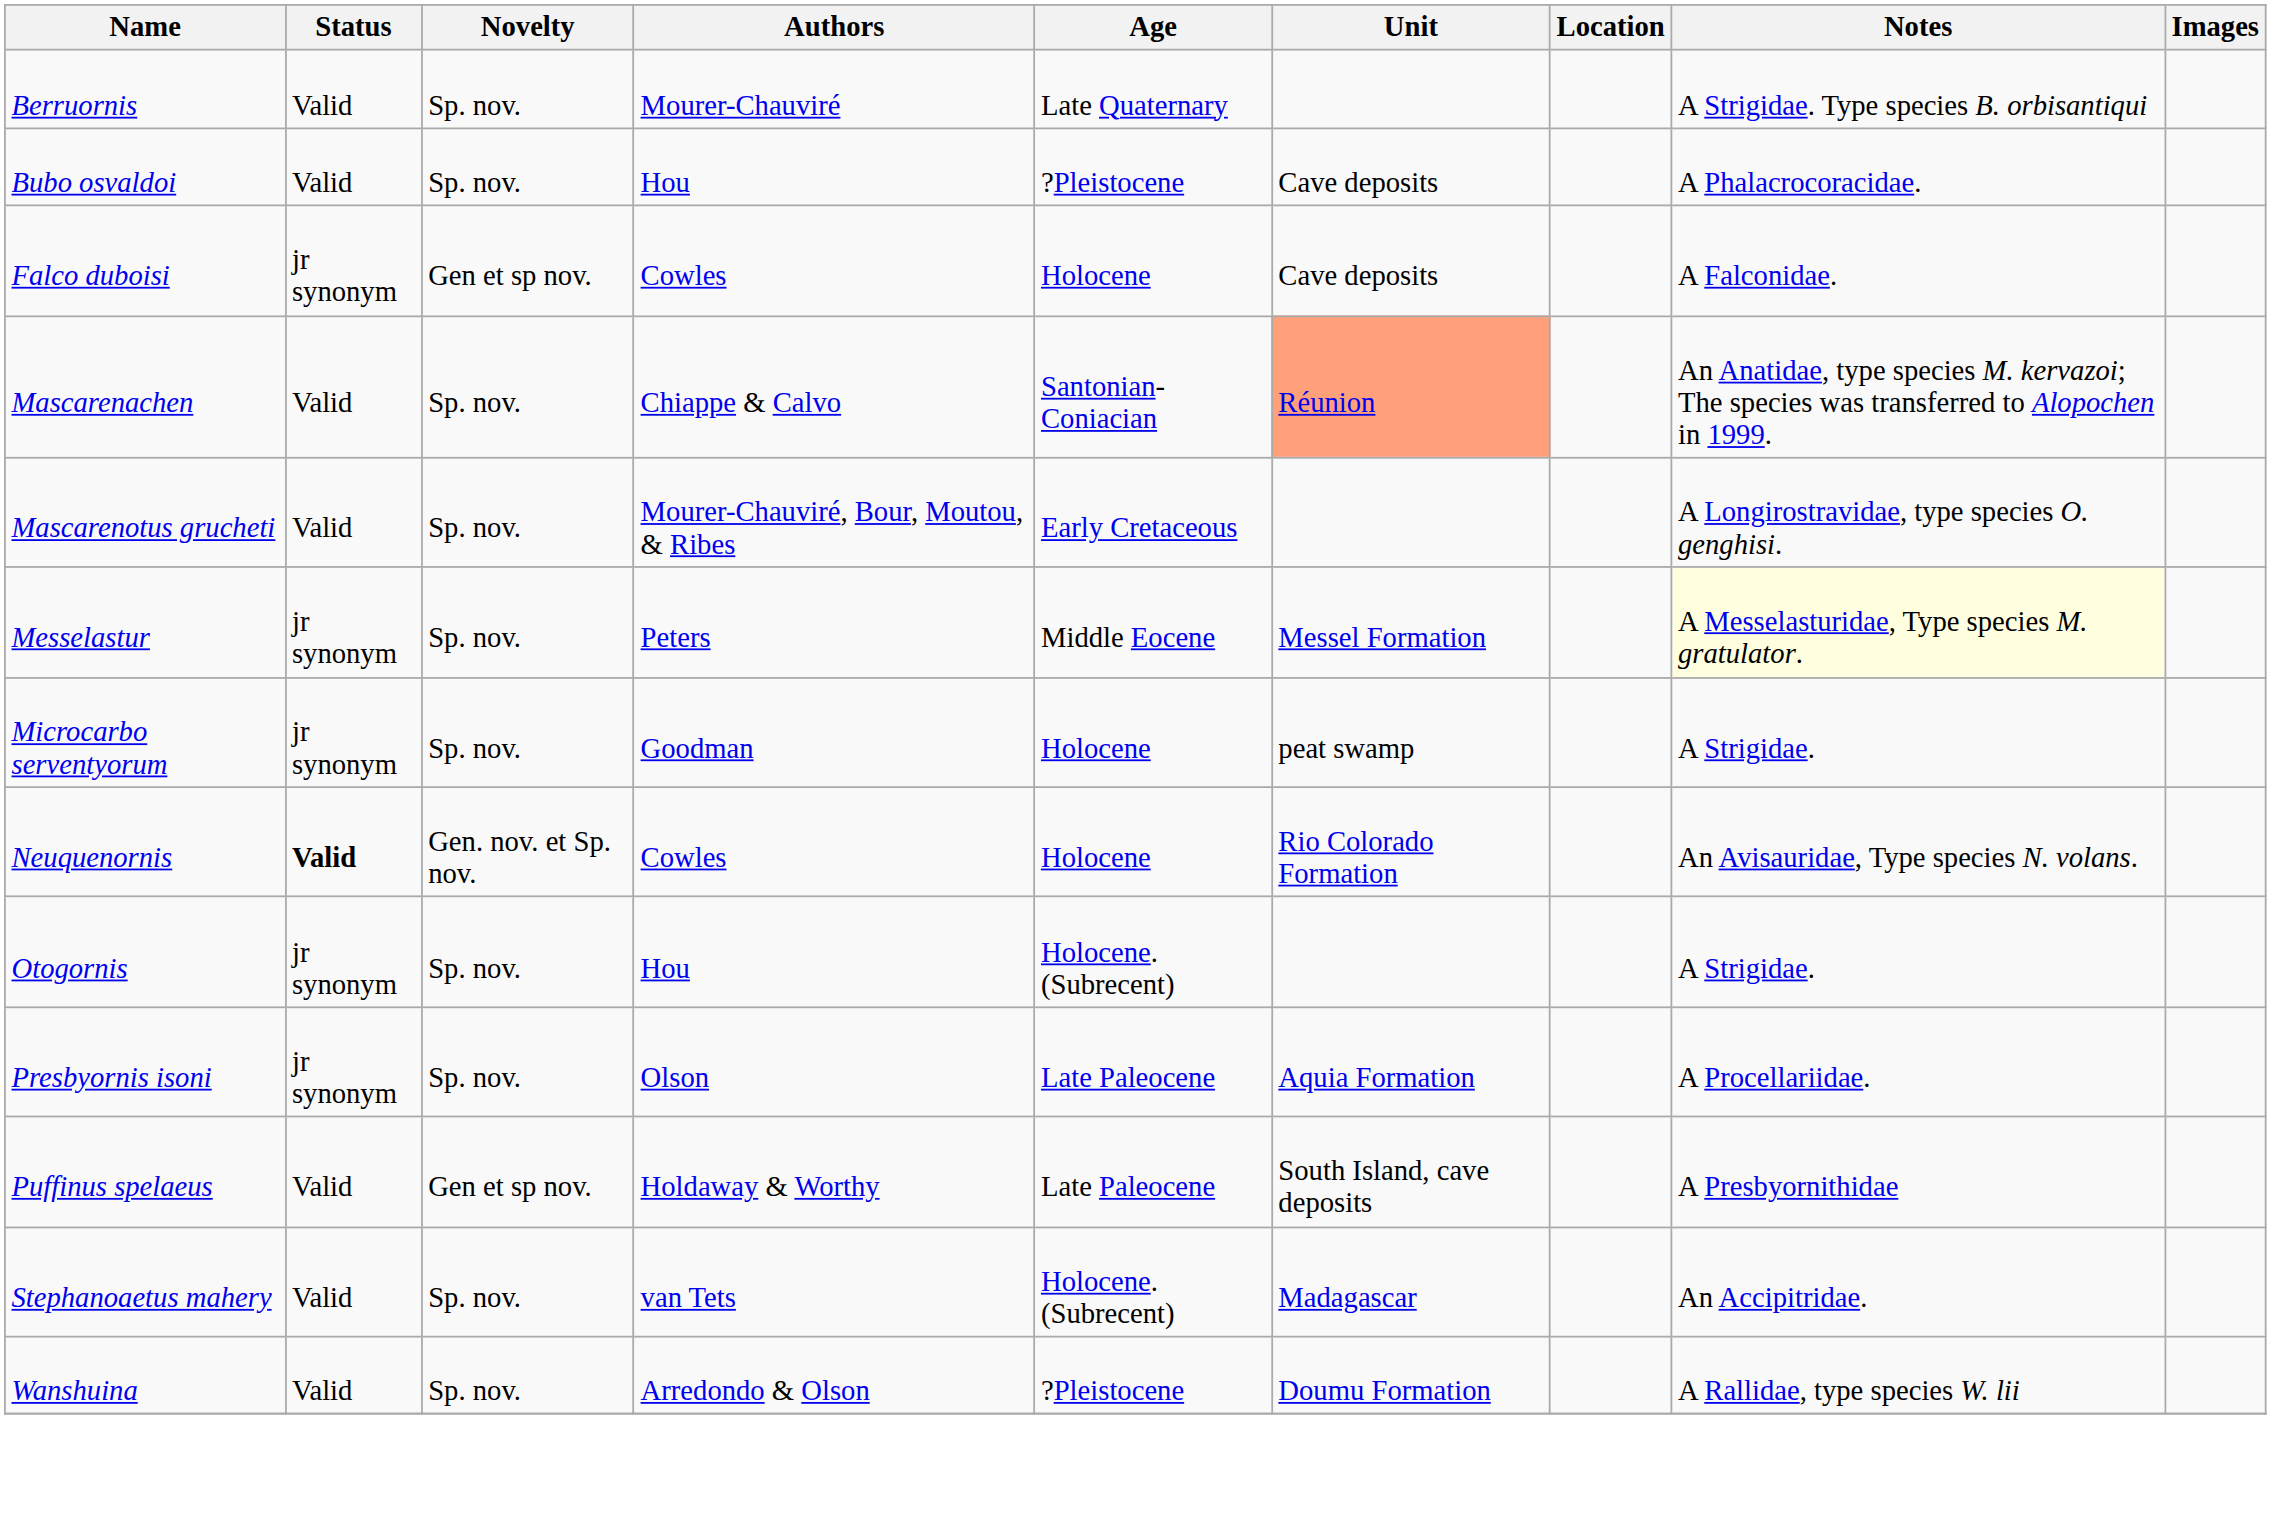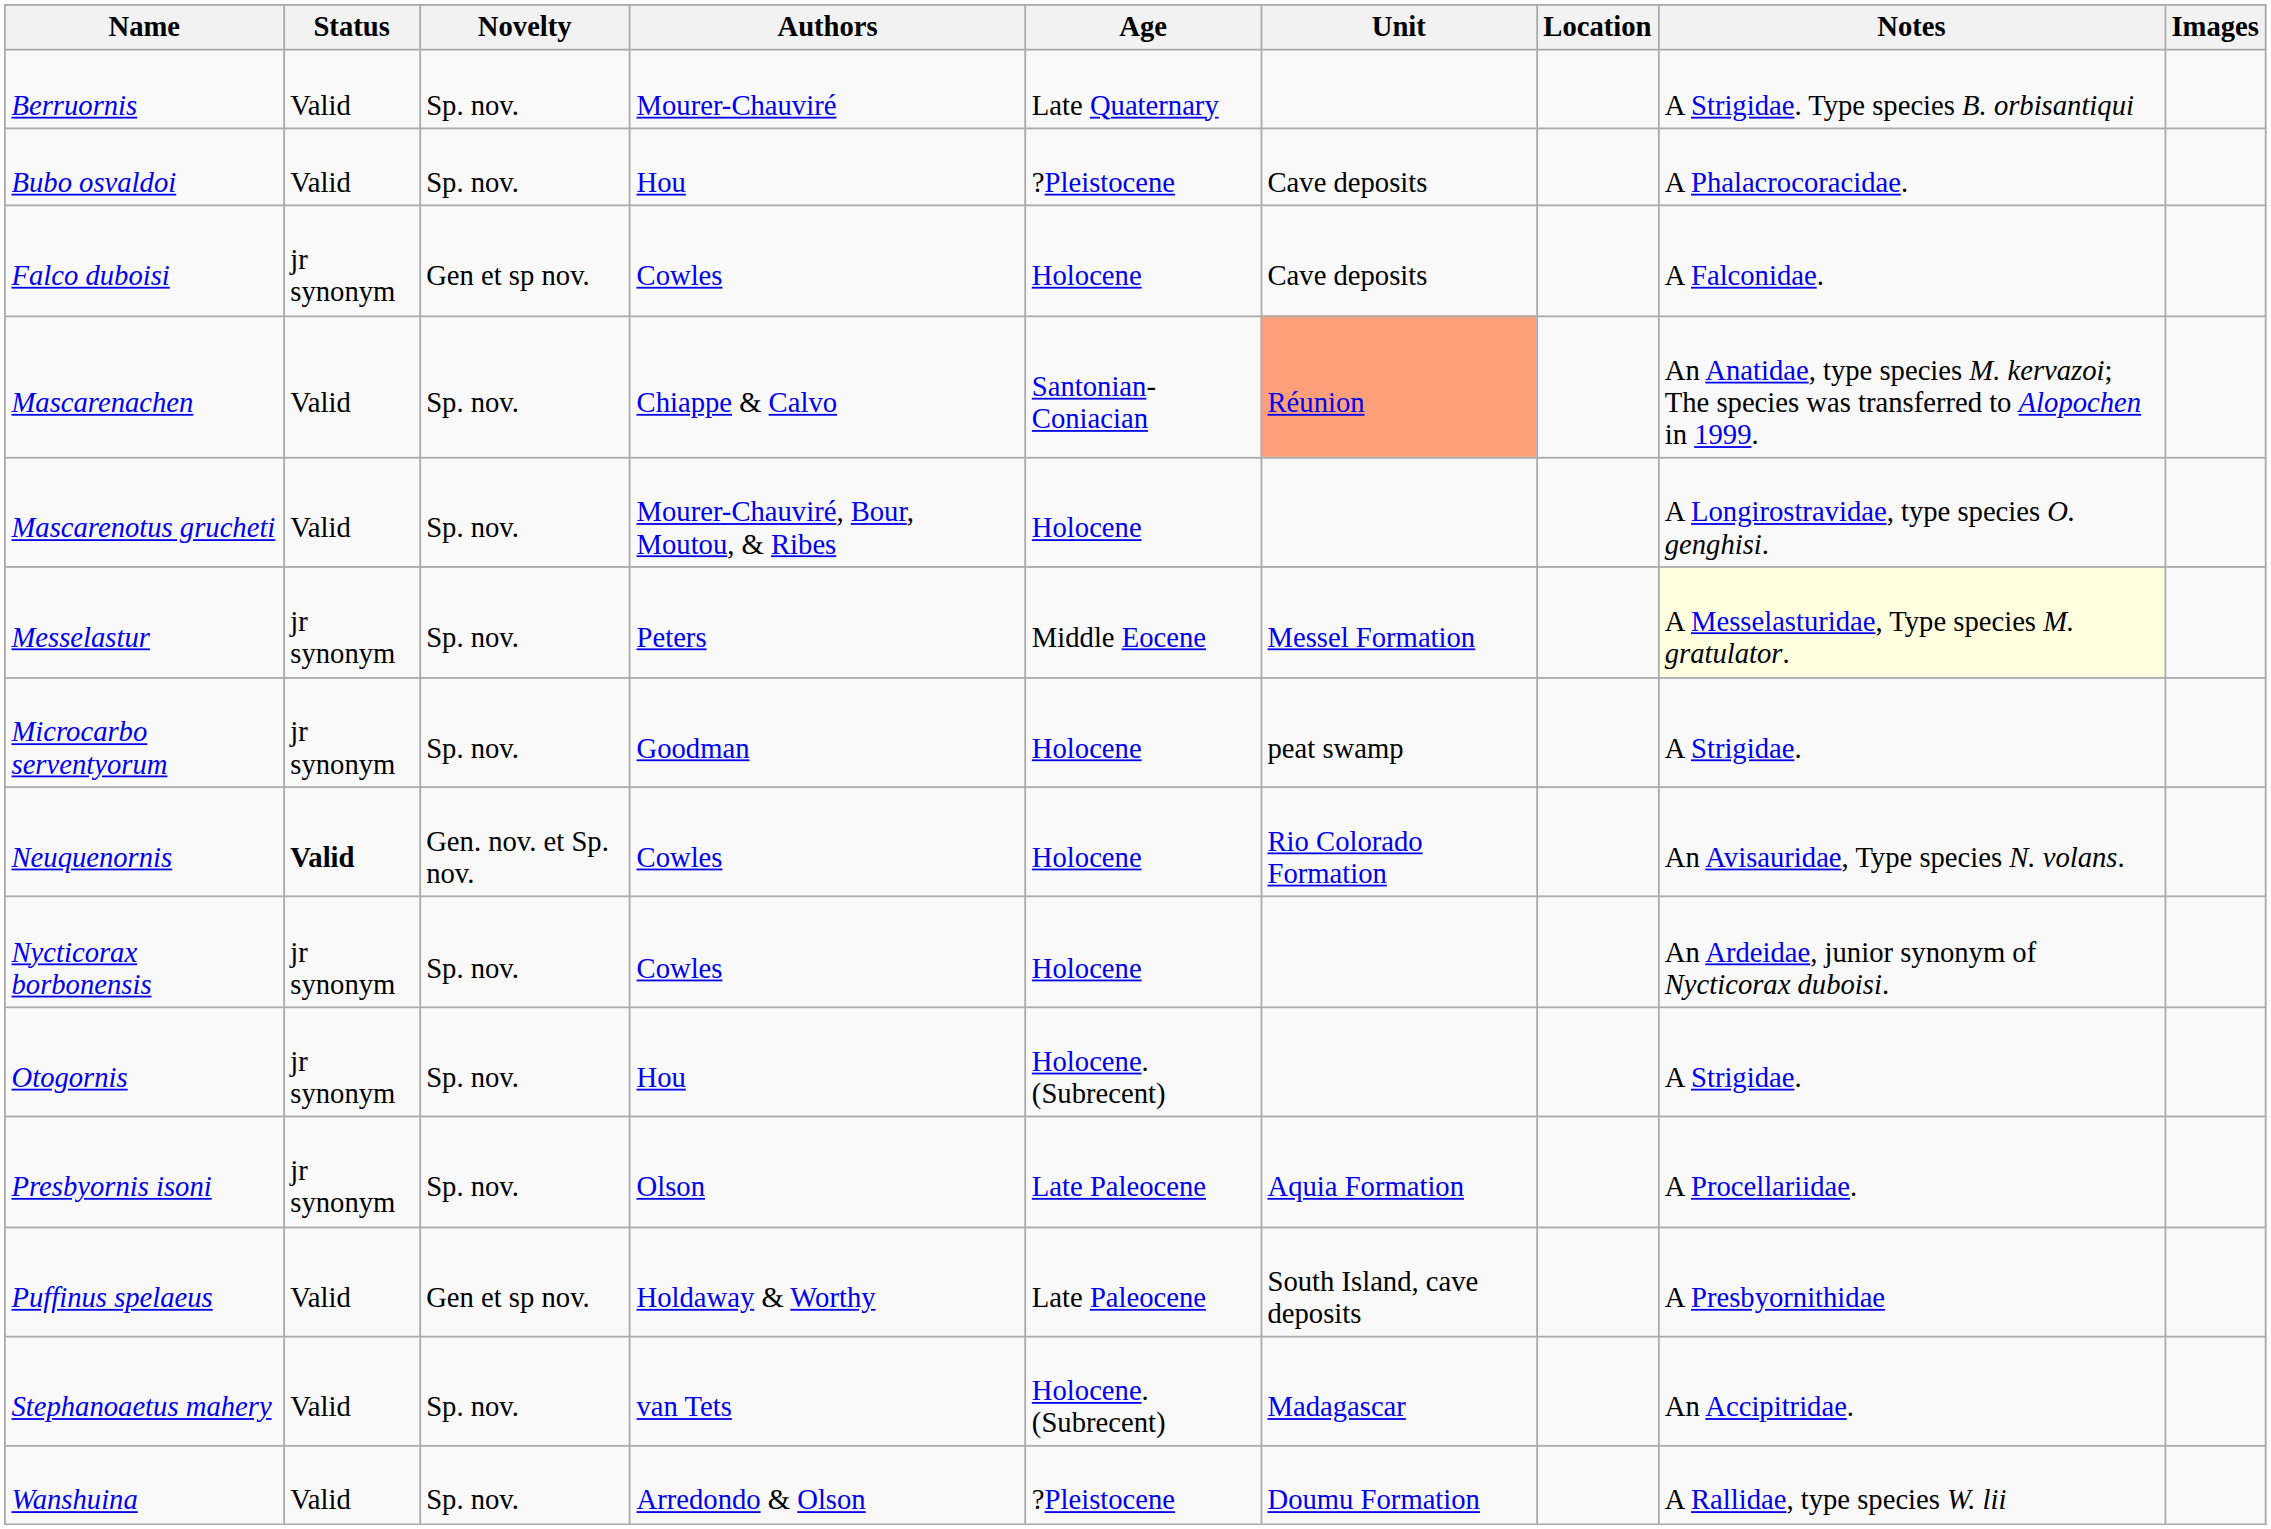(1139, 528) Early Cretaceous -> (1087, 528) Holocene
+ row: (82, 967)
